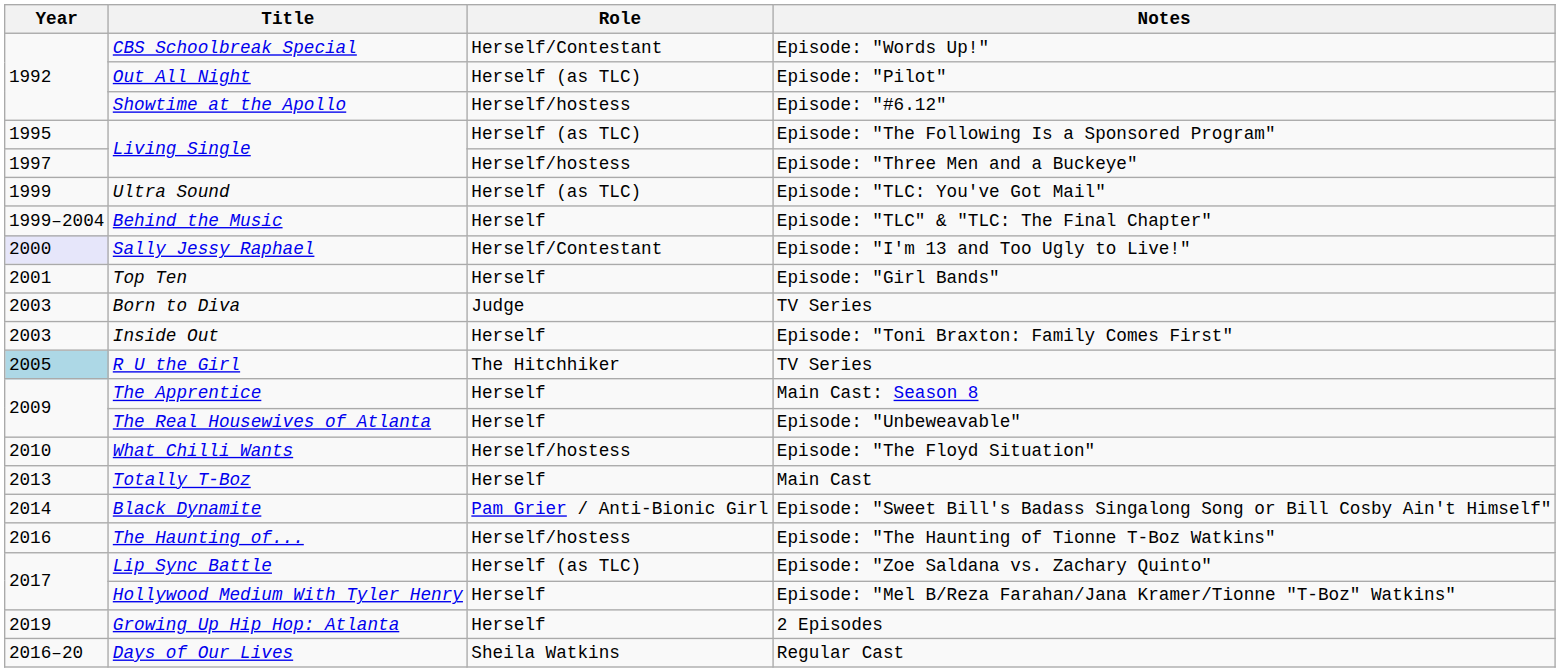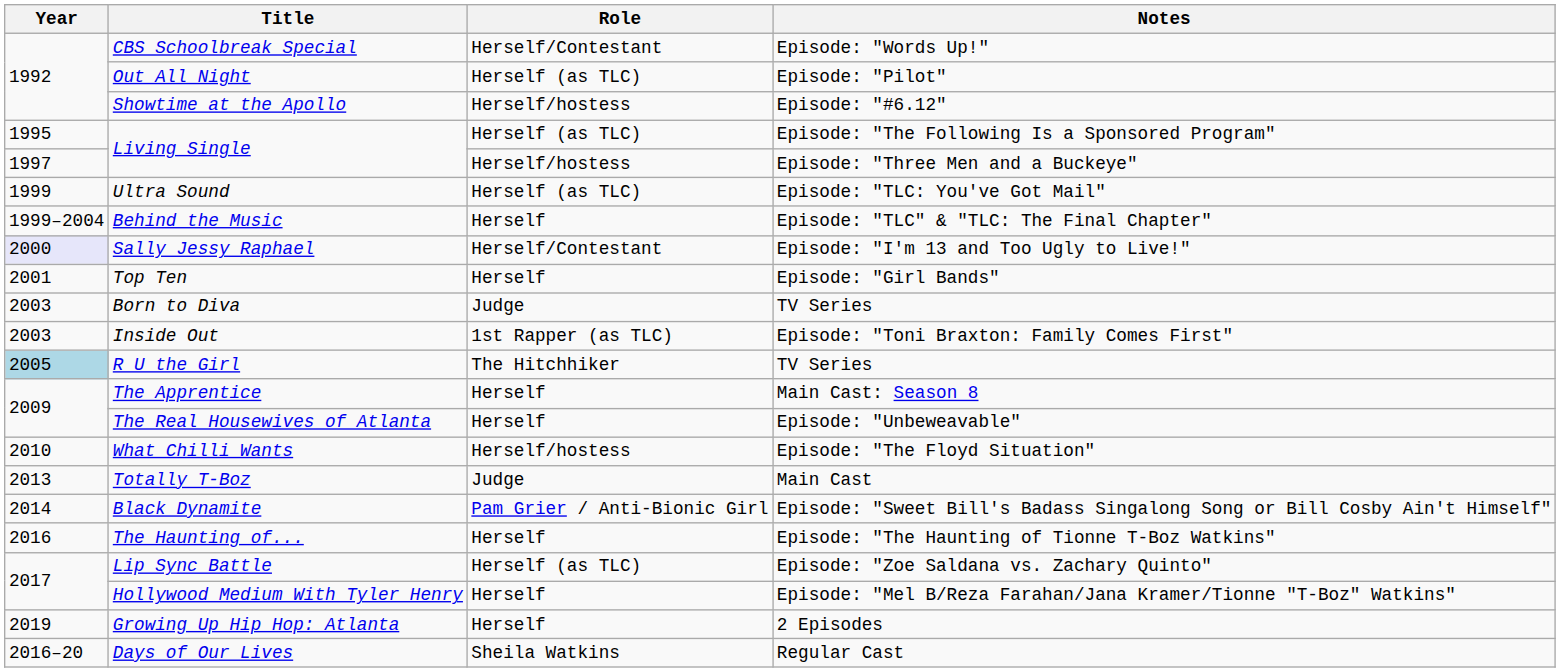(508, 336) Herself -> (572, 336) 1st Rapper (as TLC)
(508, 480) Herself -> (498, 480) Judge
(551, 538) Herself/hostess -> (508, 538) Herself
